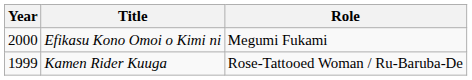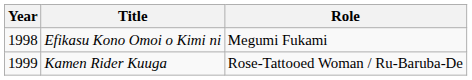(23, 39) 2000 -> (23, 39) 1998
